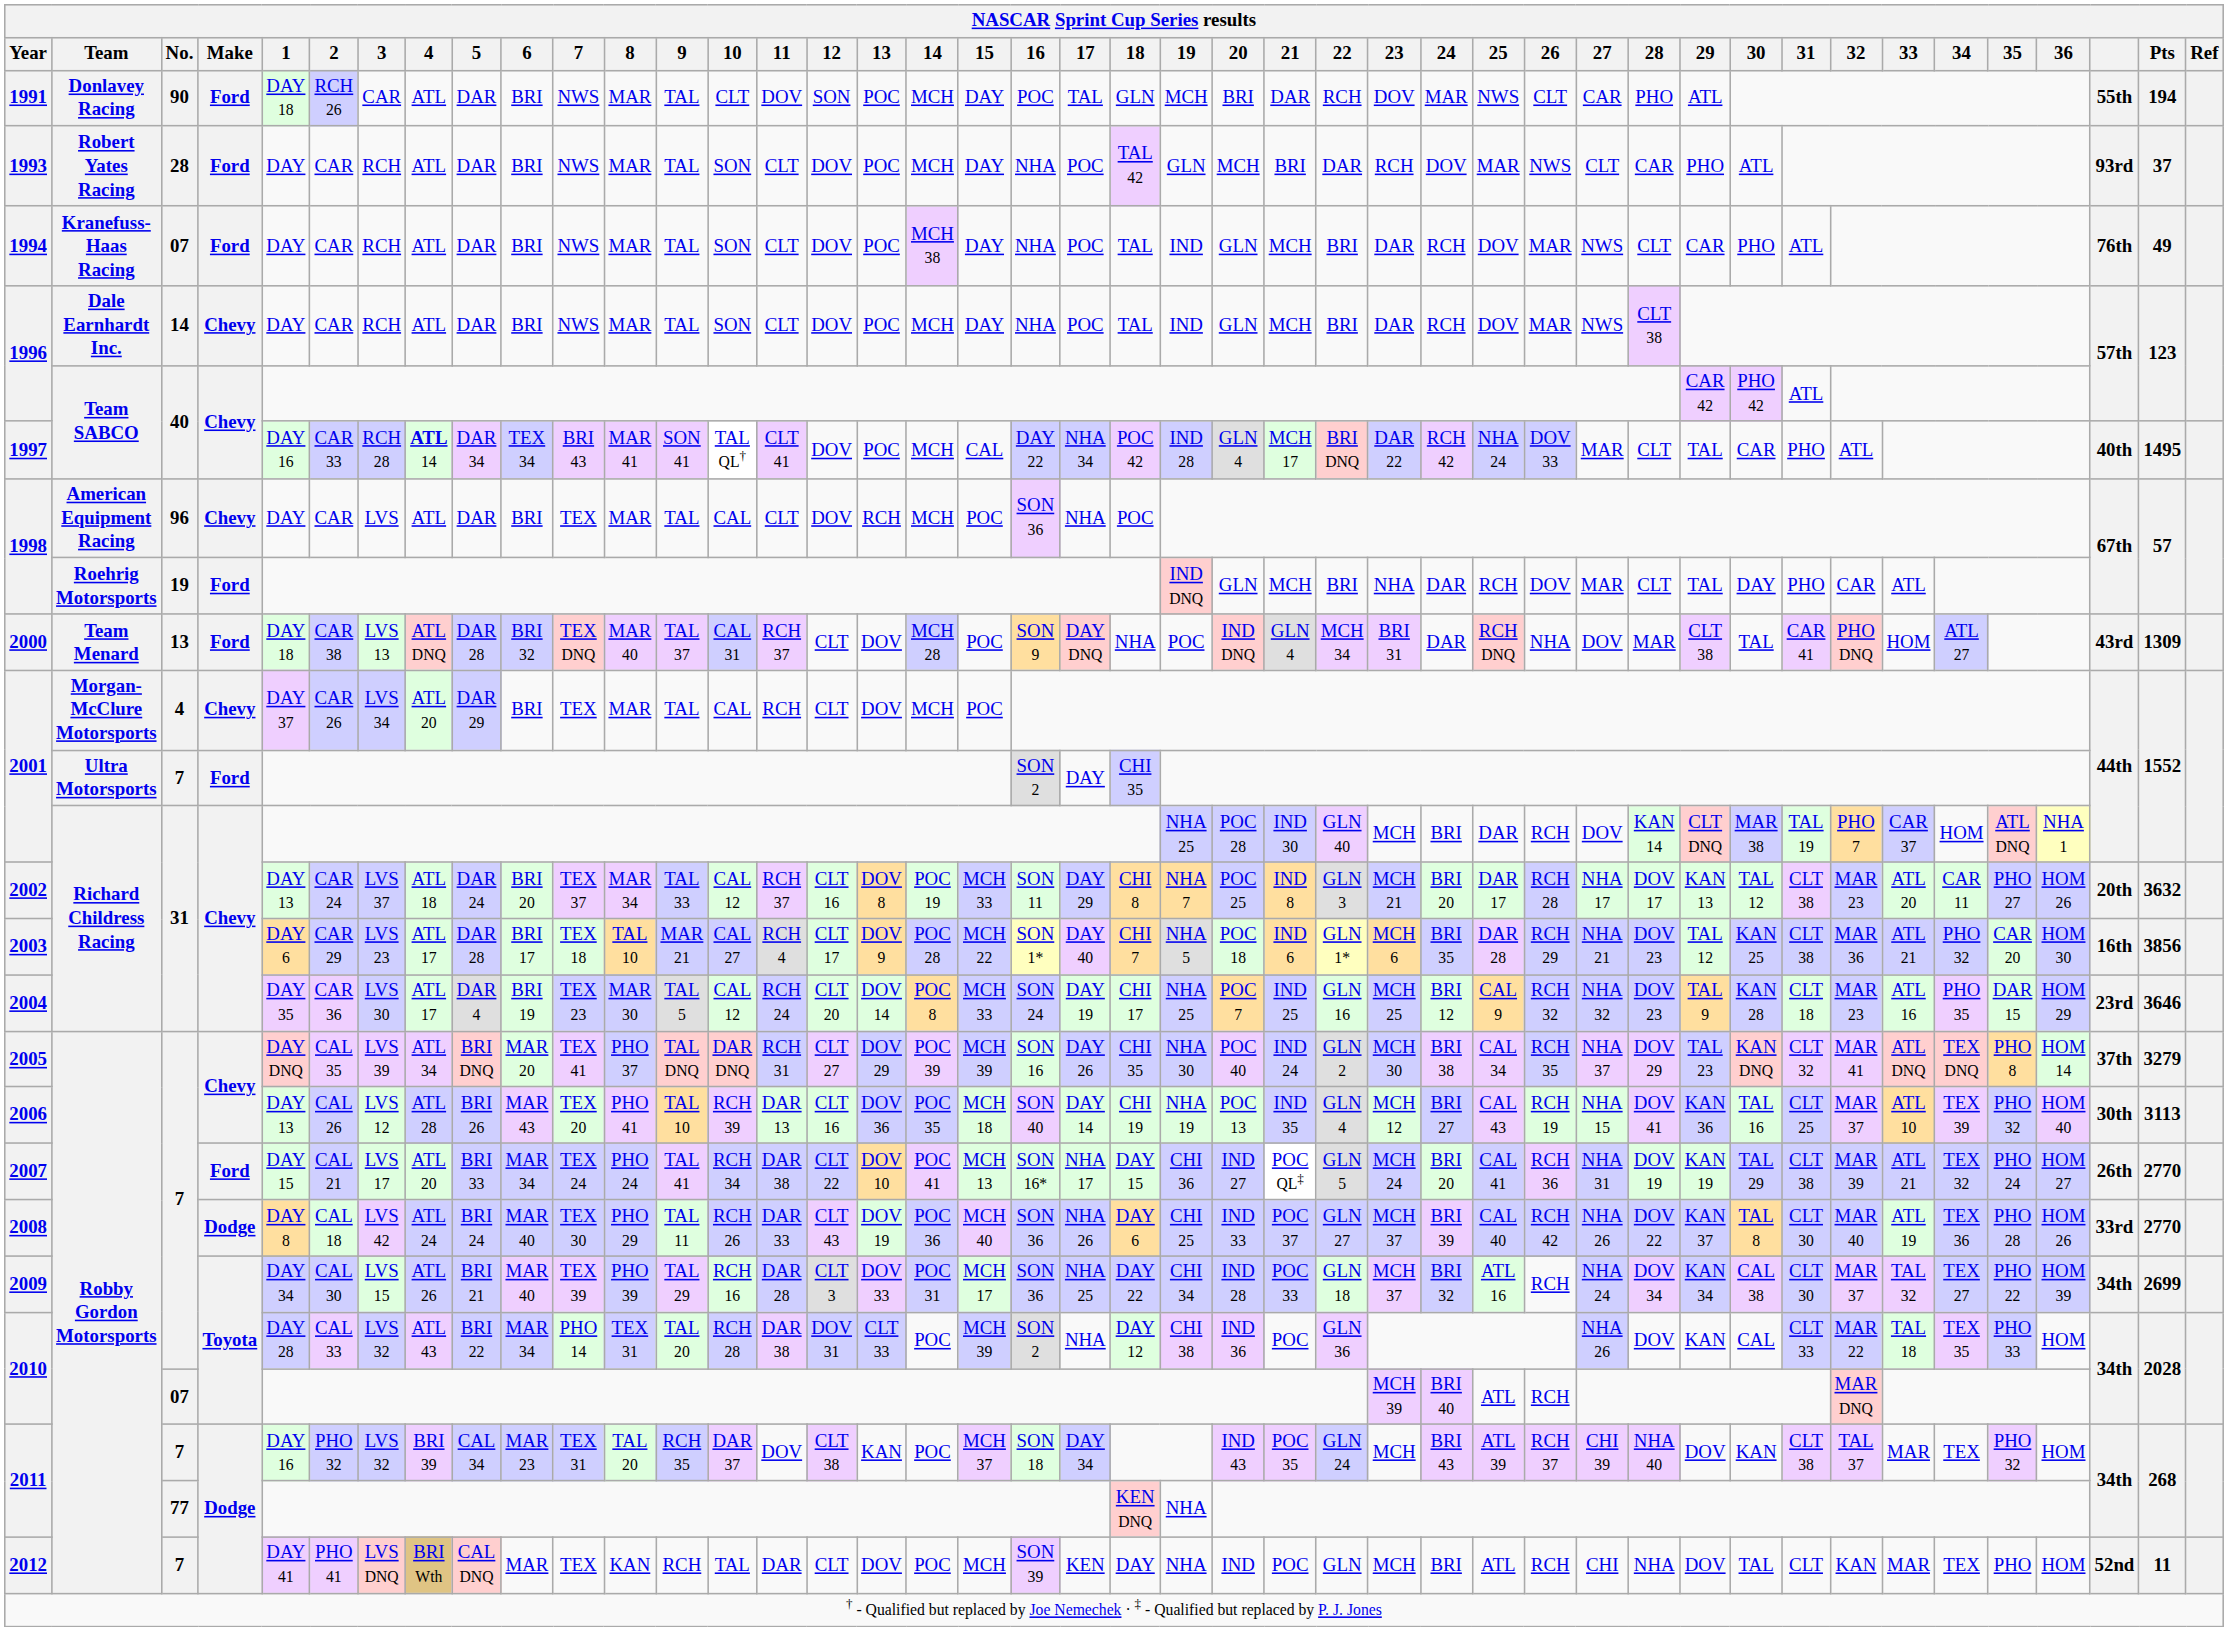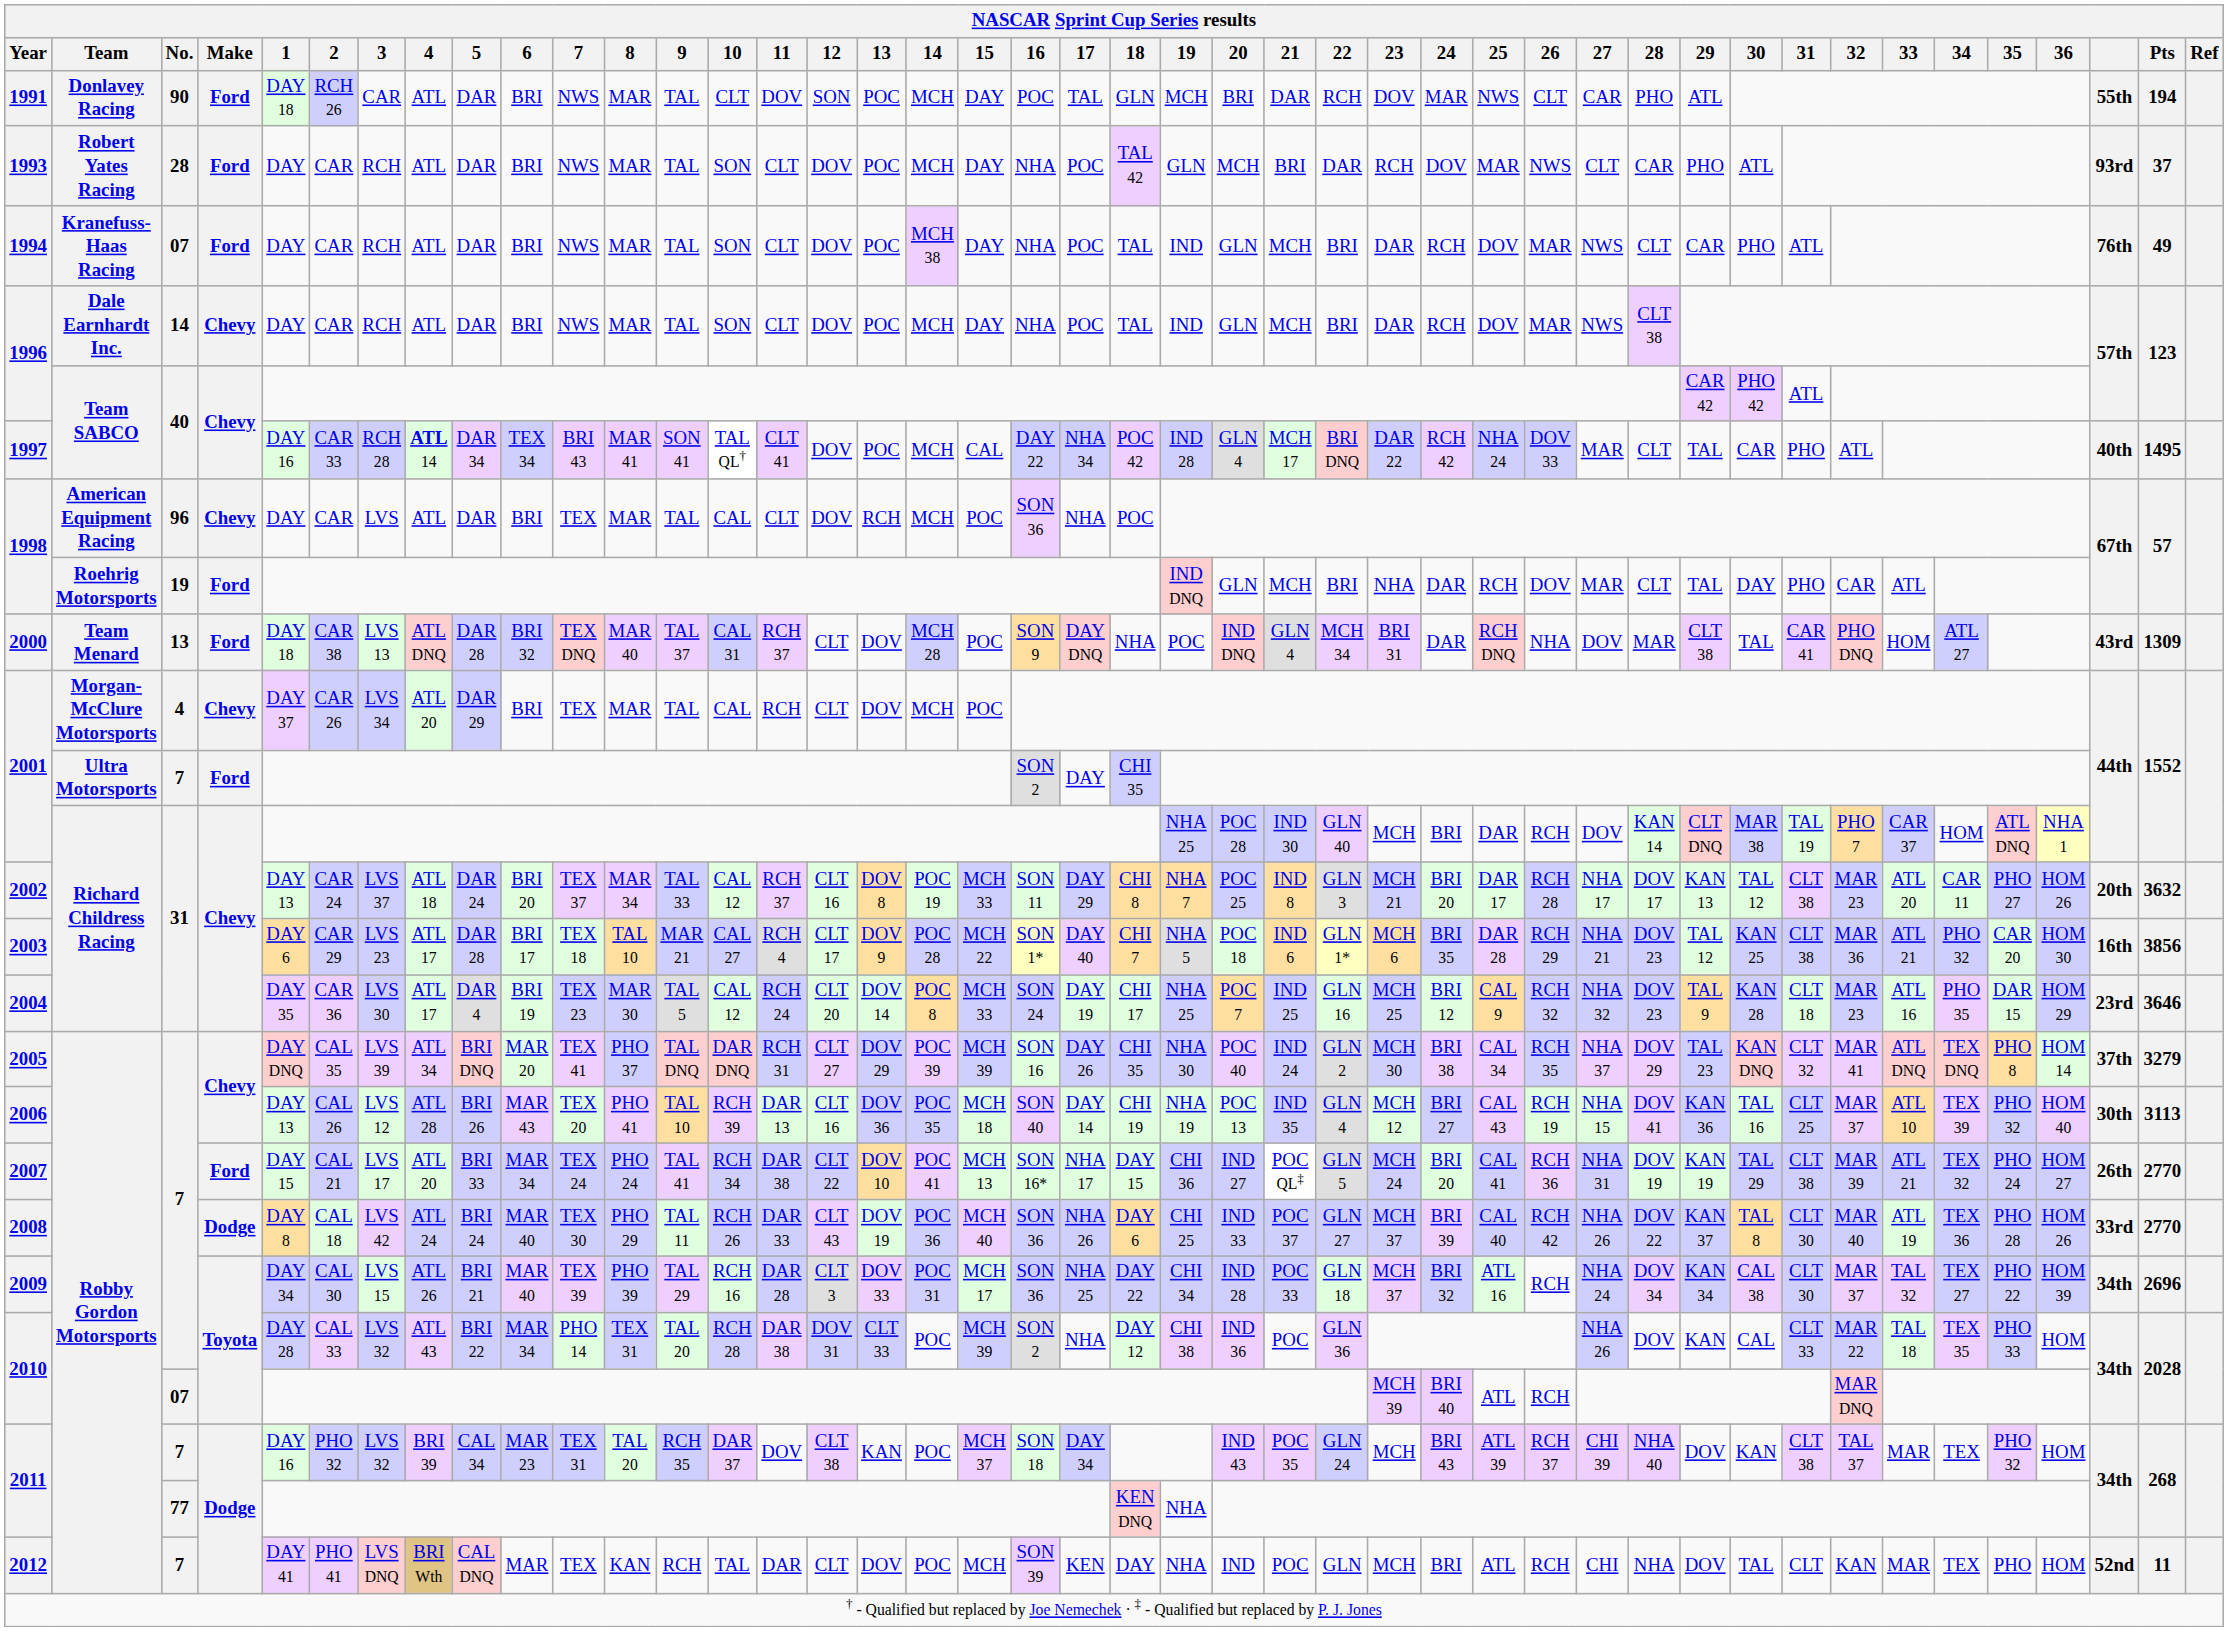(2162, 1283) 2699 -> (2162, 1283) 2696
